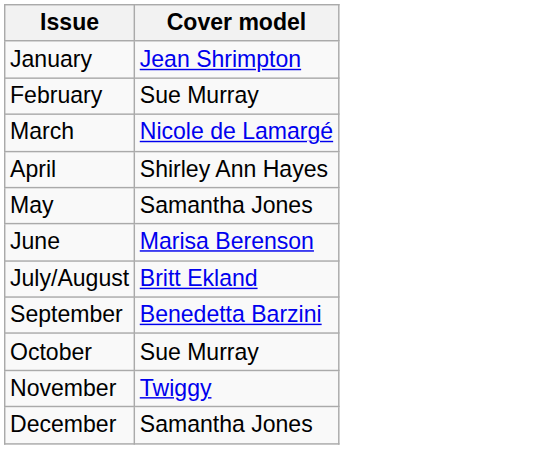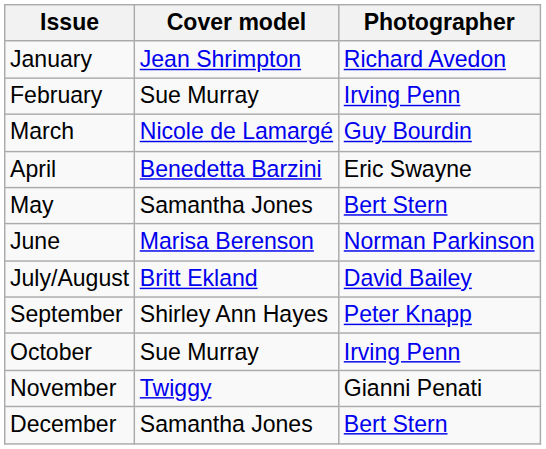+ column: (439, 22)
(234, 168) Shirley Ann Hayes -> (231, 168) Benedetta Barzini
(231, 315) Benedetta Barzini -> (234, 315) Shirley Ann Hayes
